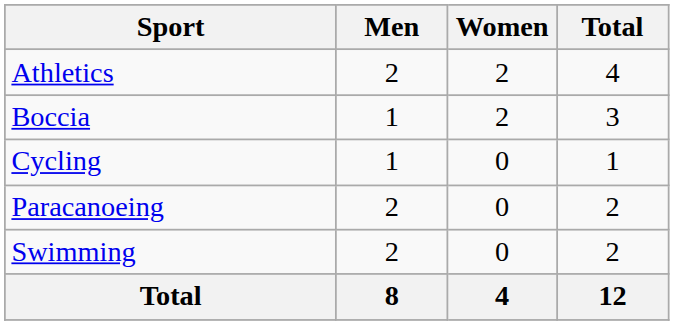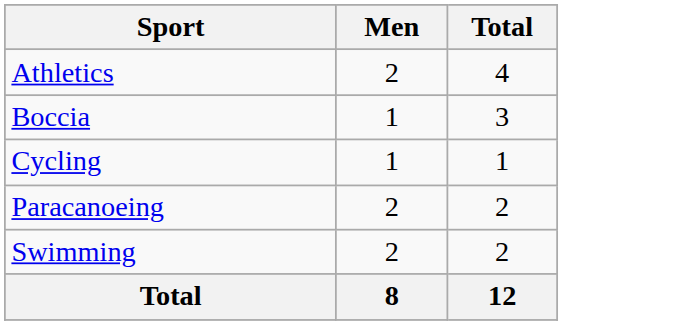- column: (502, 26)
